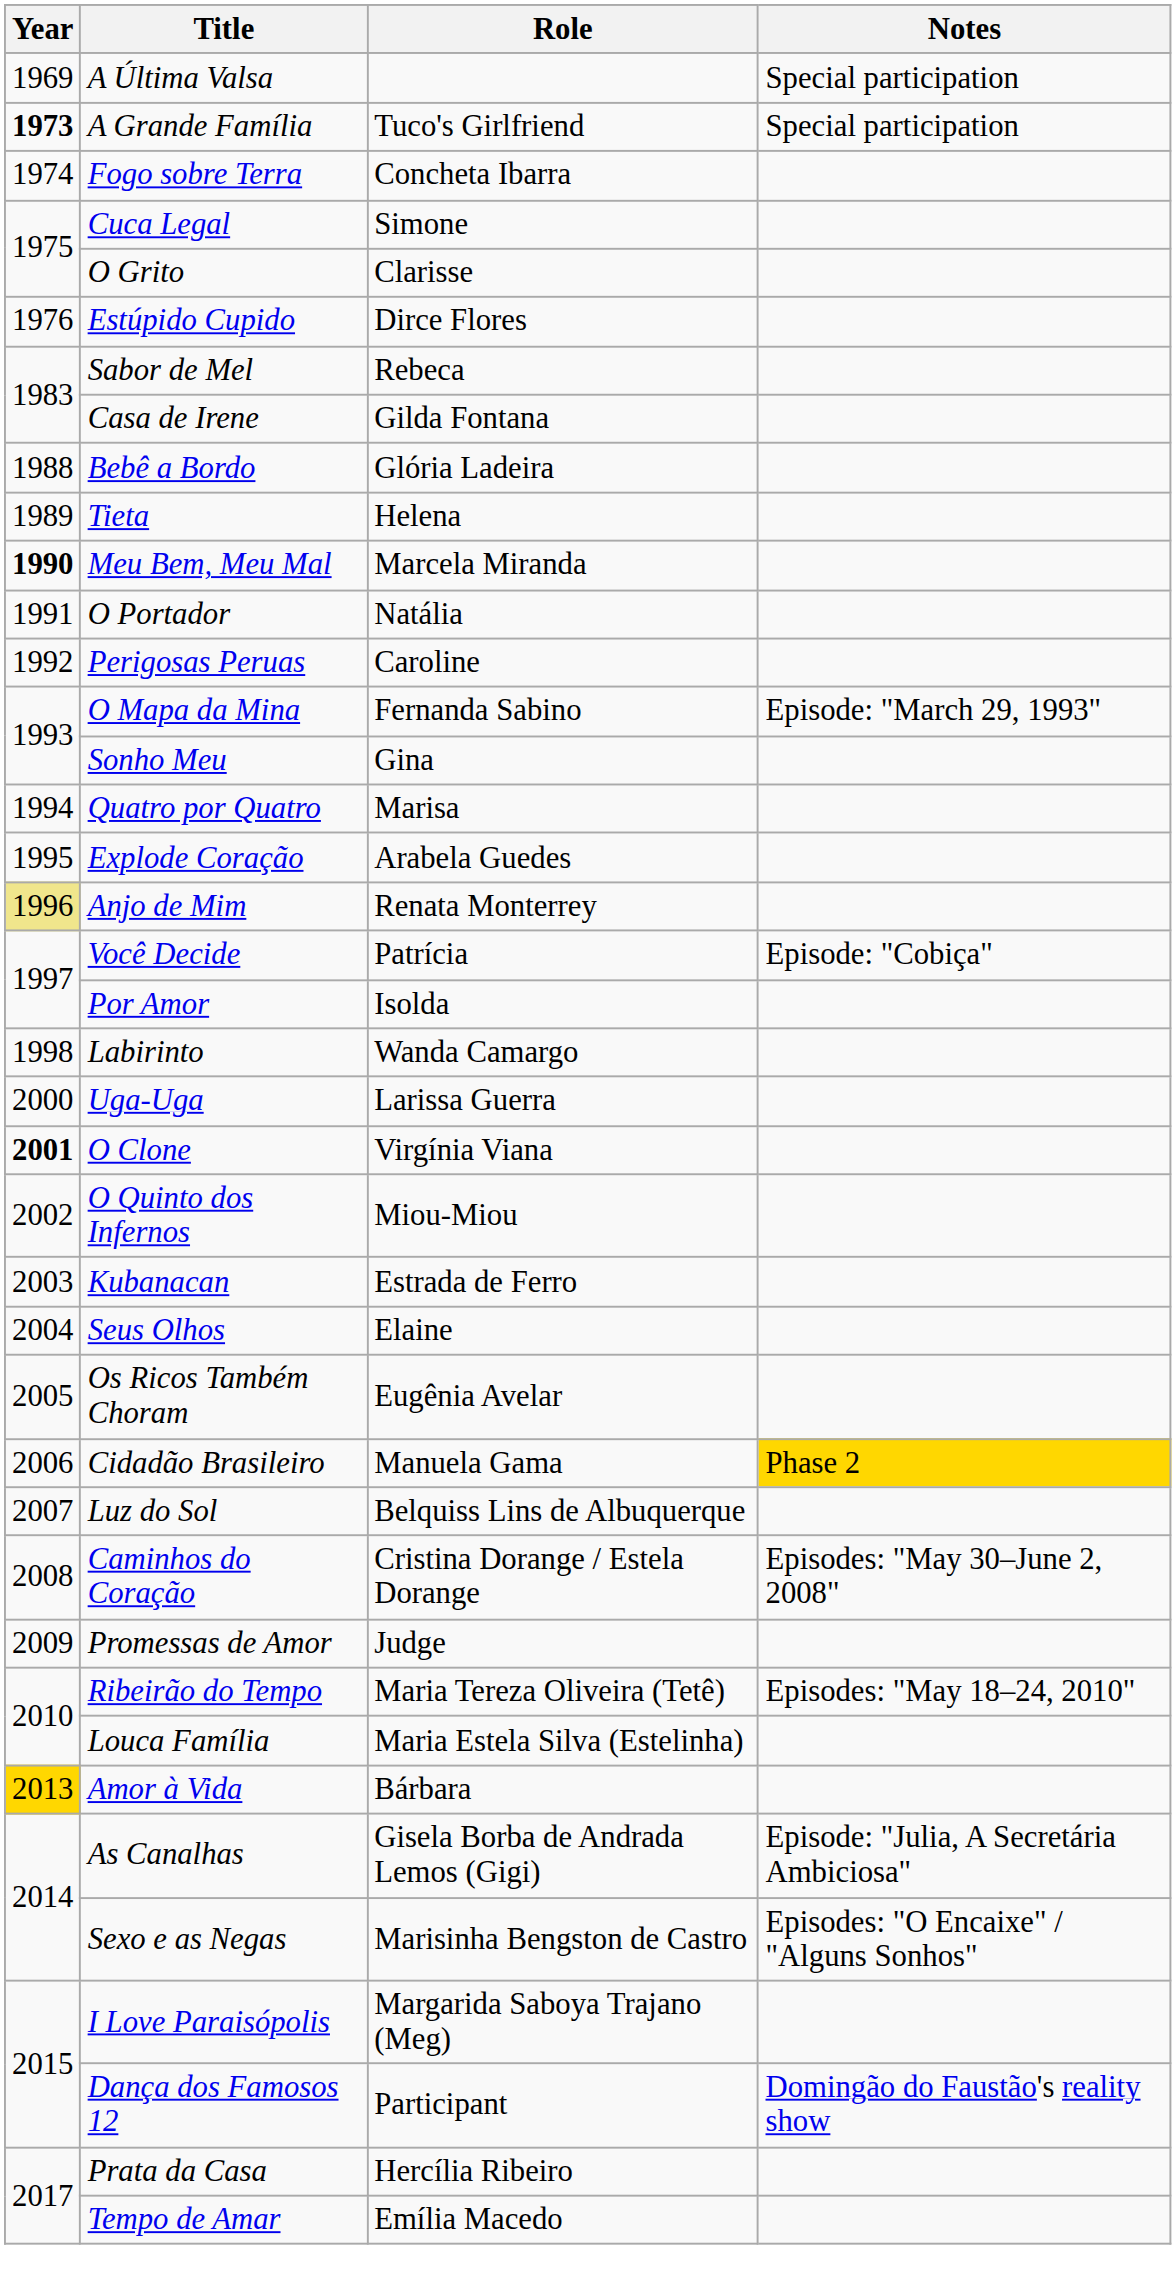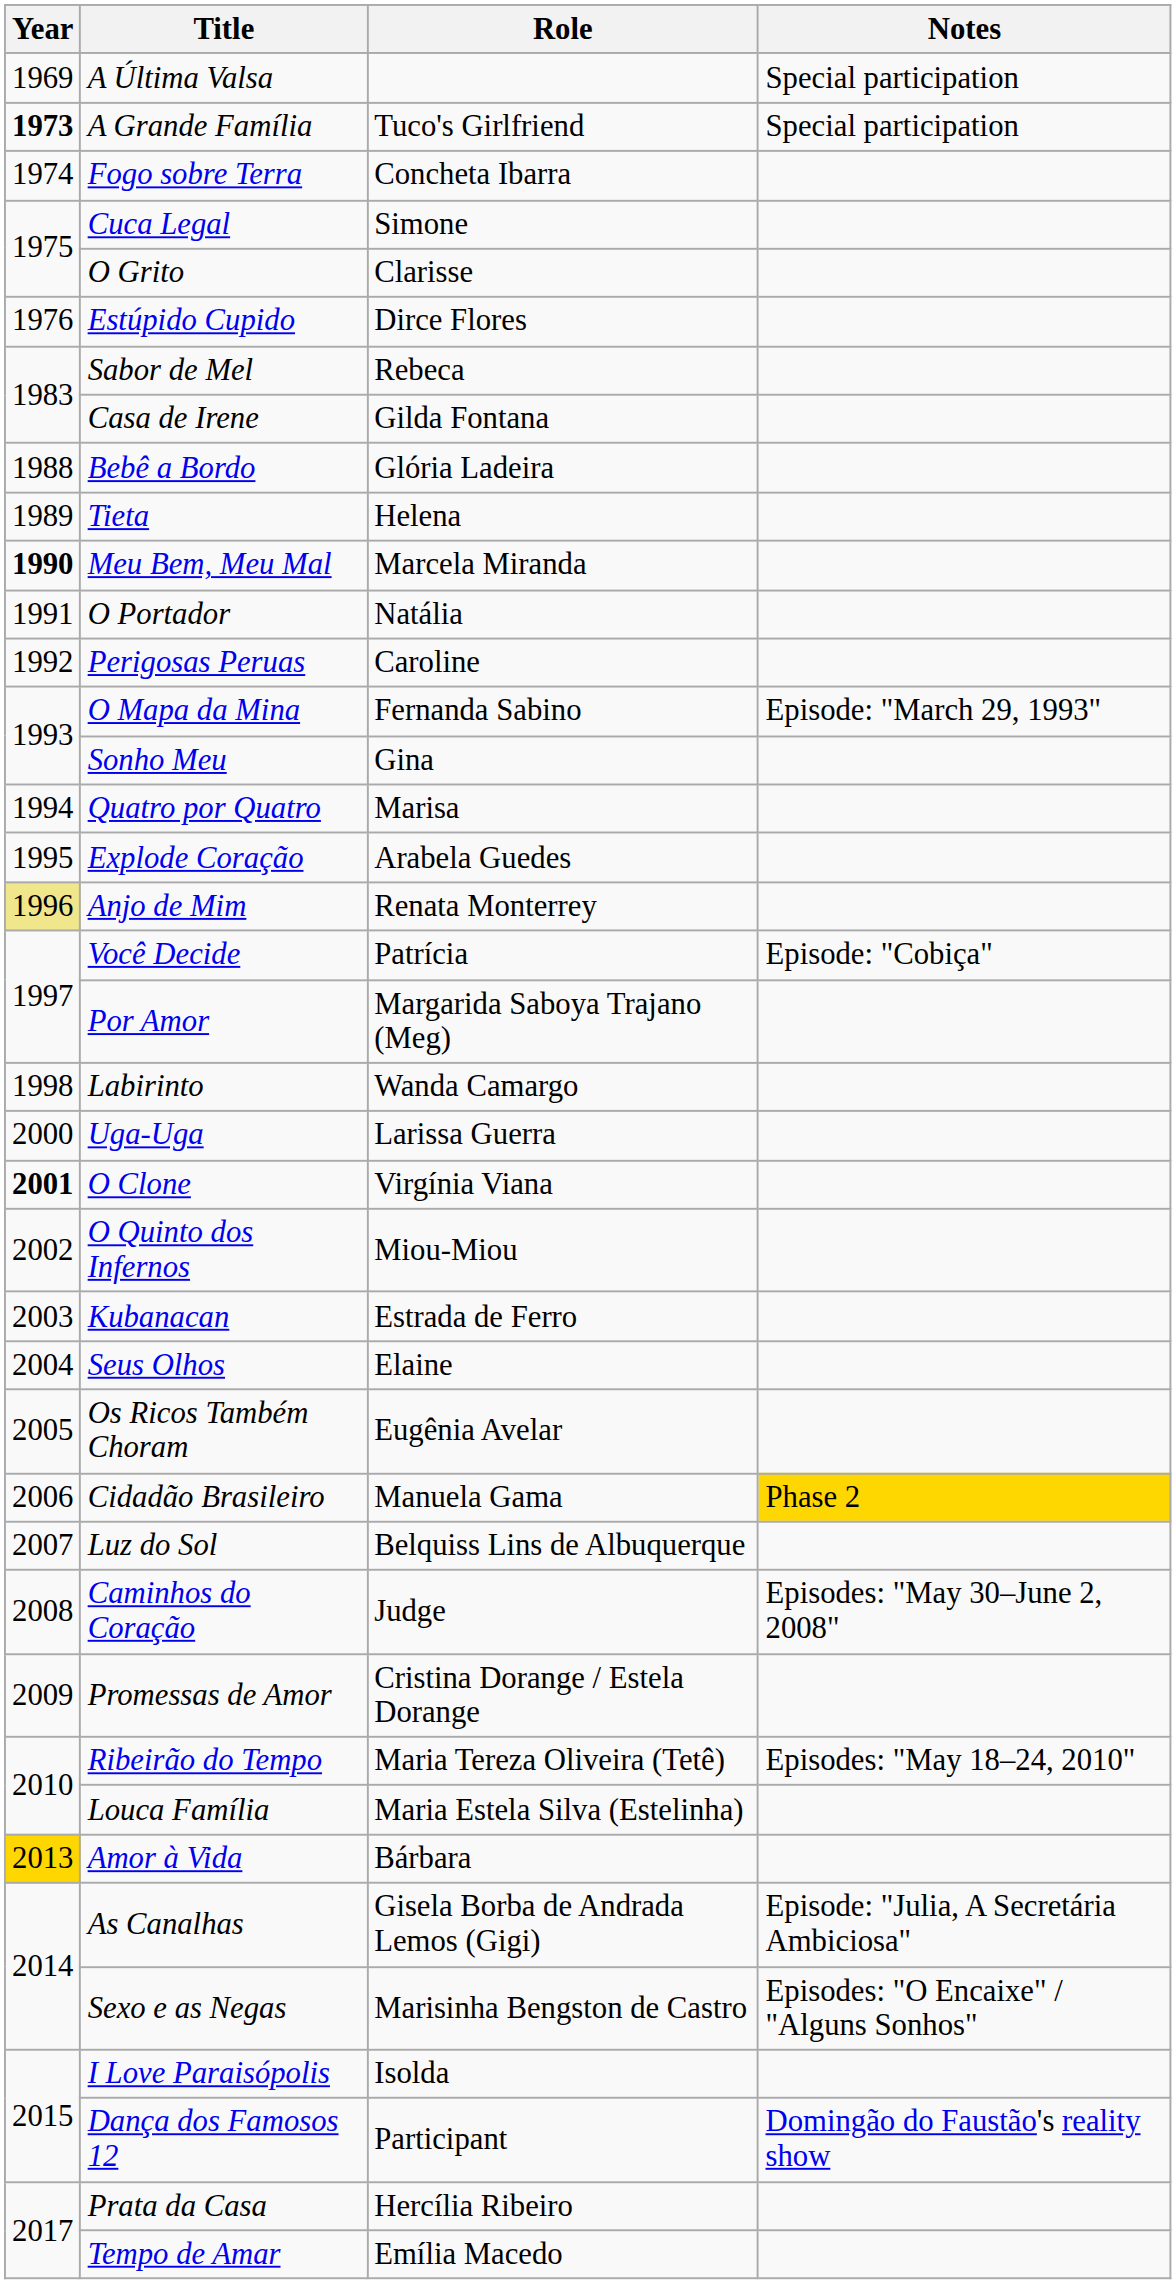(412, 1003) Isolda -> (538, 1020) Margarida Saboya Trajano (Meg)
(529, 1576) Cristina Dorange / Estela Dorange -> (410, 1611) Judge
(410, 1642) Judge -> (529, 1694) Cristina Dorange / Estela Dorange
(538, 2021) Margarida Saboya Trajano (Meg) -> (412, 2073) Isolda
